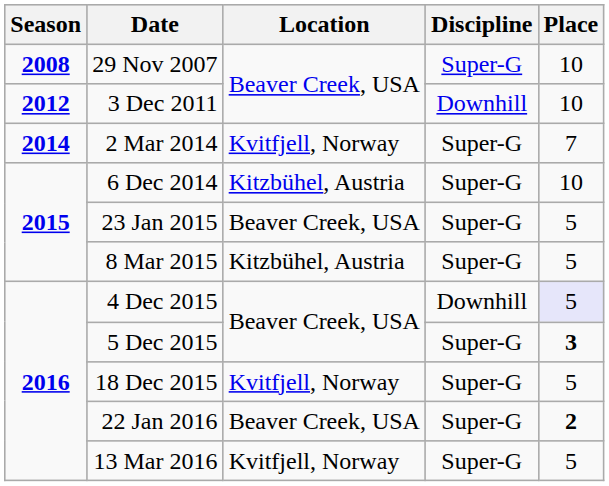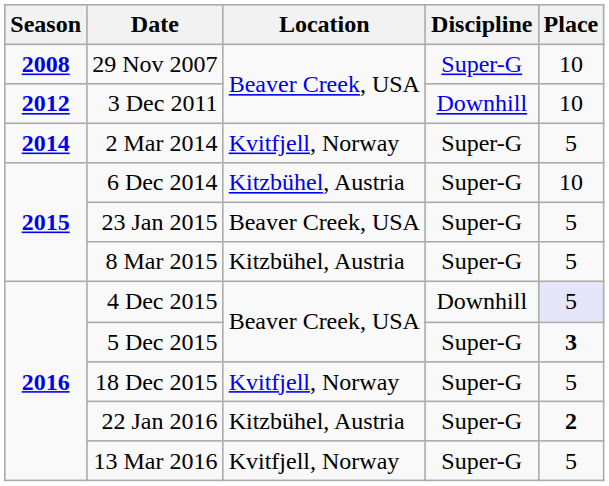(571, 143) 7 -> (571, 143) 5
(324, 420) Beaver Creek, USA -> (317, 420) Kitzbühel, Austria
